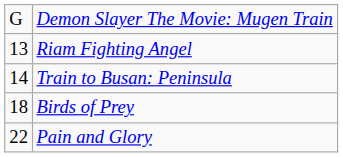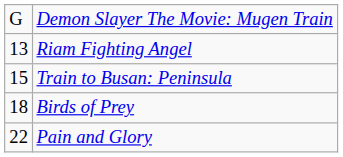(19, 78) 14 -> (19, 78) 15
